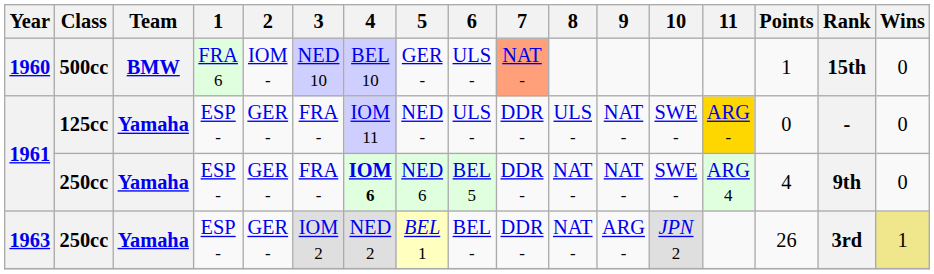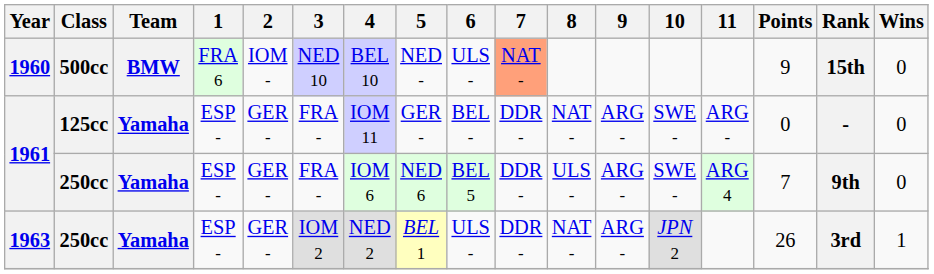(422, 67) GER - -> (421, 67) NED -
(786, 67) 1 -> (785, 67) 9
(422, 124) NED - -> (421, 124) GER -
(472, 124) ULS - -> (471, 124) BEL -
(573, 124) ULS - -> (572, 124) NAT -
(623, 124) NAT - -> (622, 124) ARG -
(728, 124) gold background -> (727, 124) no background
(370, 182) bold -> (370, 182) normal
(573, 182) NAT - -> (572, 182) ULS -
(623, 182) NAT - -> (622, 182) ARG -
(786, 182) 4 -> (785, 182) 7
(472, 240) BEL - -> (471, 240) ULS -
(903, 240) khaki background -> (901, 240) no background
